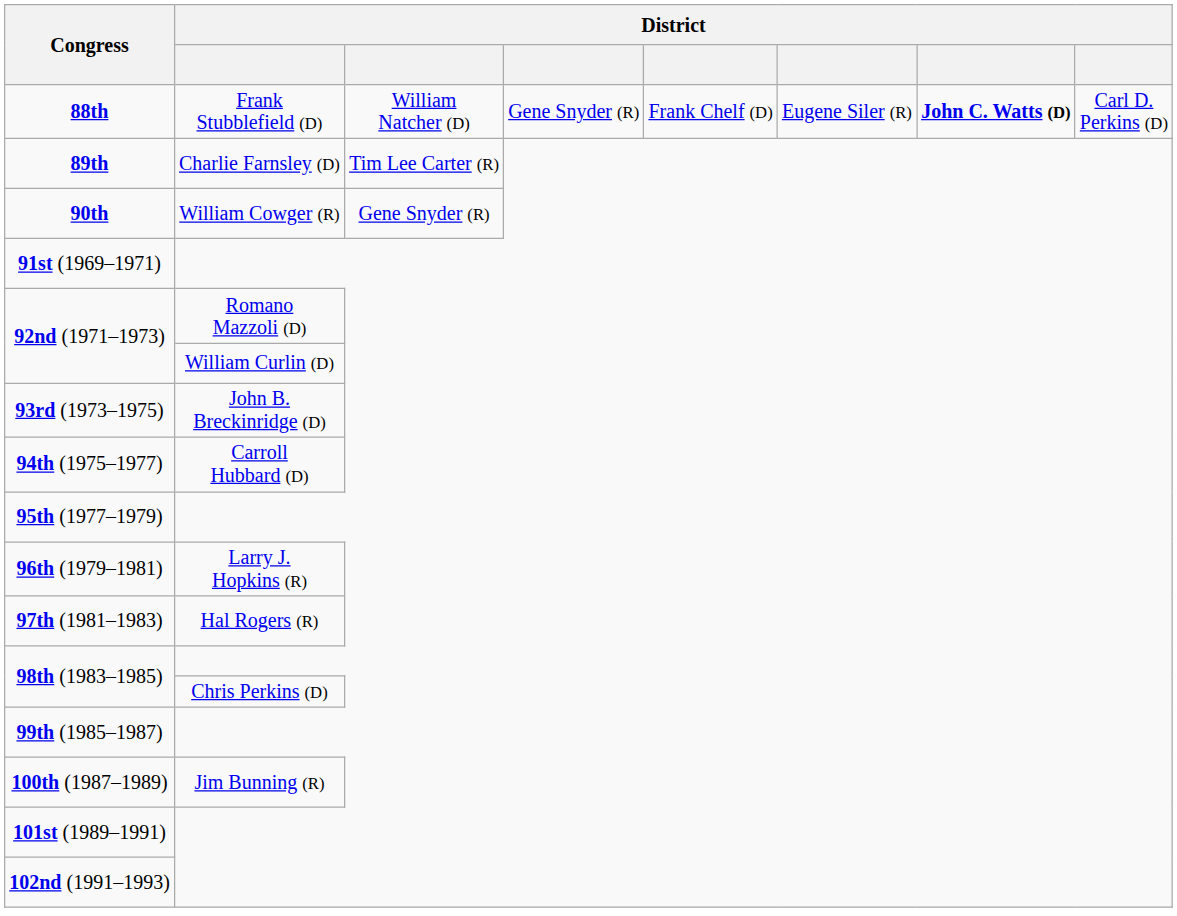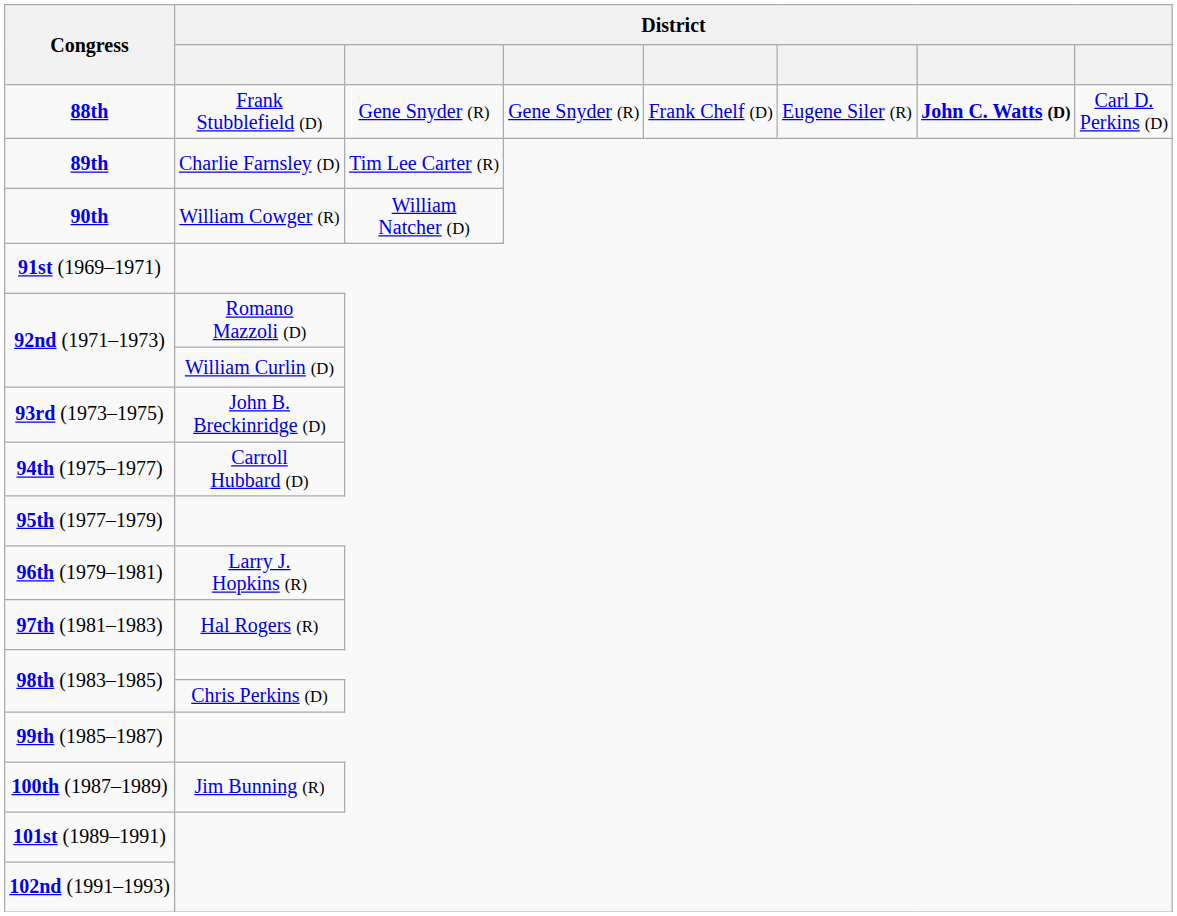(424, 111) William Natcher (D) -> (424, 111) Gene Snyder (R)
(424, 213) Gene Snyder (R) -> (424, 215) William Natcher (D)
